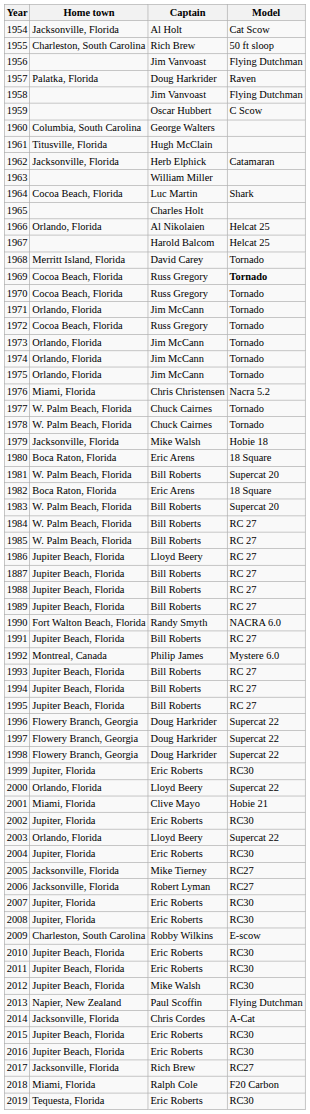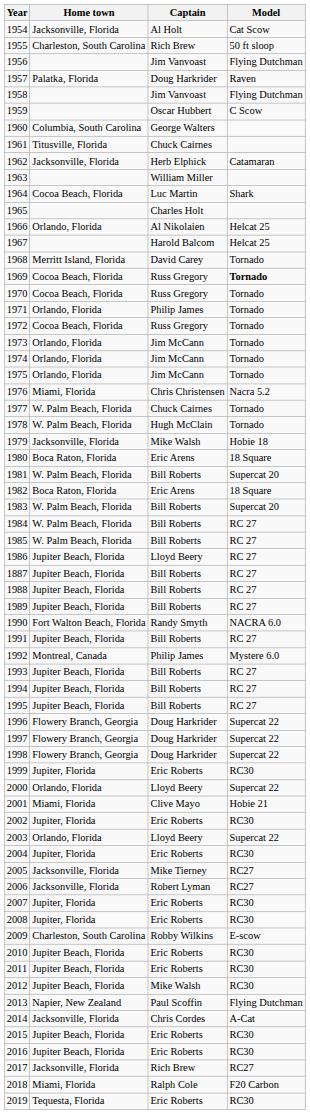(182, 144) Hugh McClain -> (181, 144) Chuck Cairnes
(177, 309) Jim McCann -> (177, 309) Philip James
(181, 425) Chuck Cairnes -> (182, 425) Hugh McClain
